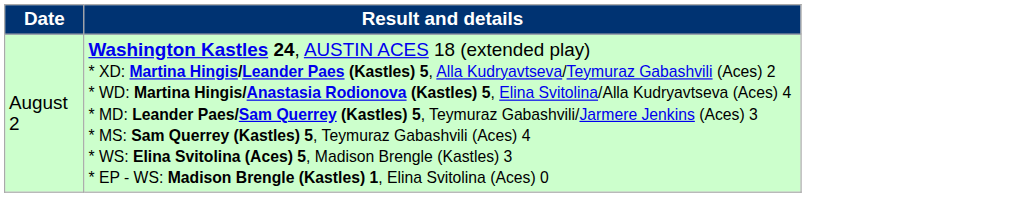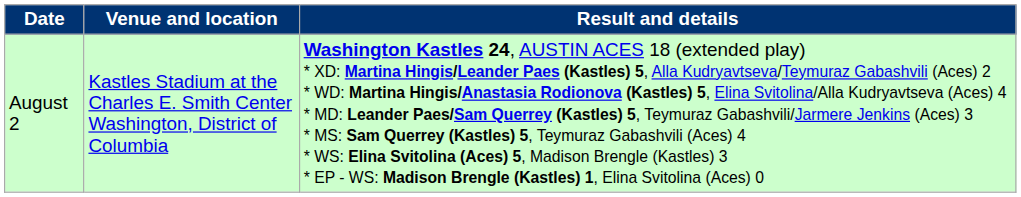+ column: (192, 19)
